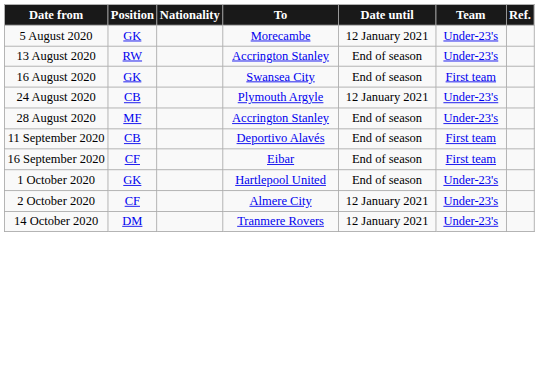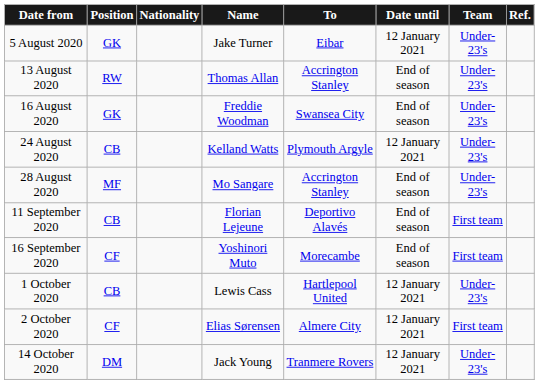+ column: (243, 15)
(281, 35) Morecambe -> (330, 43) Eibar
(471, 77) First team -> (478, 114) Under-23's
(281, 159) Eibar -> (330, 255) Morecambe
(132, 180) GK -> (112, 291) CB
(387, 180) End of season -> (413, 291) 12 January 2021
(471, 201) Under-23's -> (478, 326) First team
